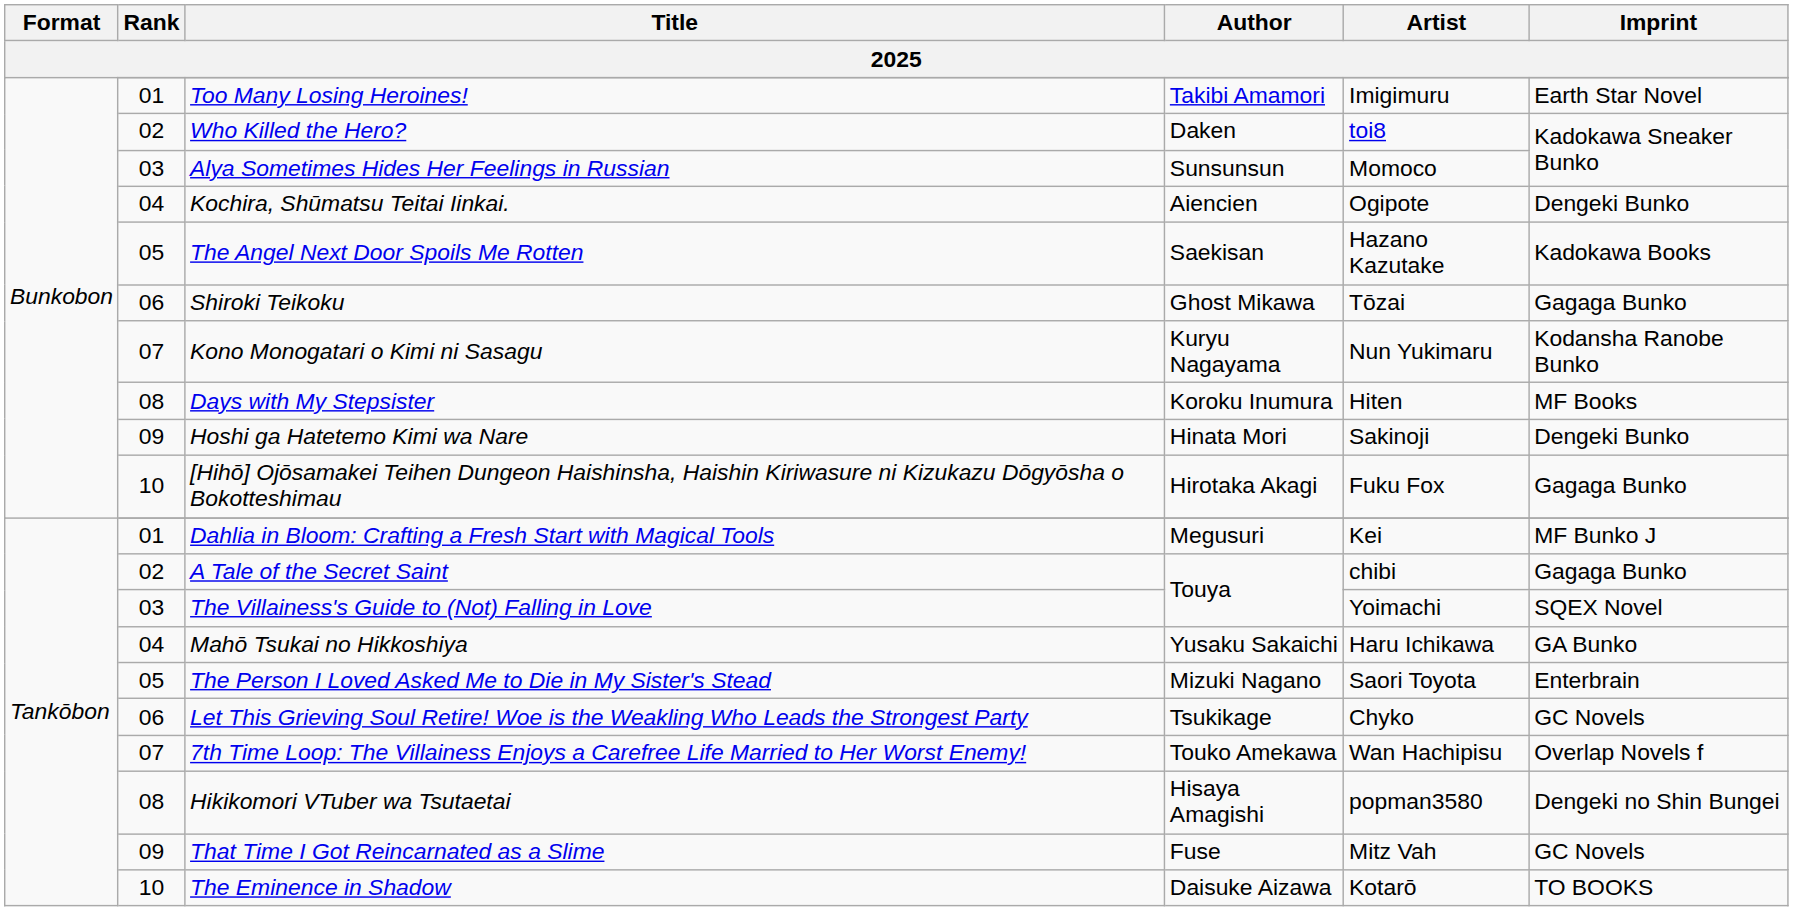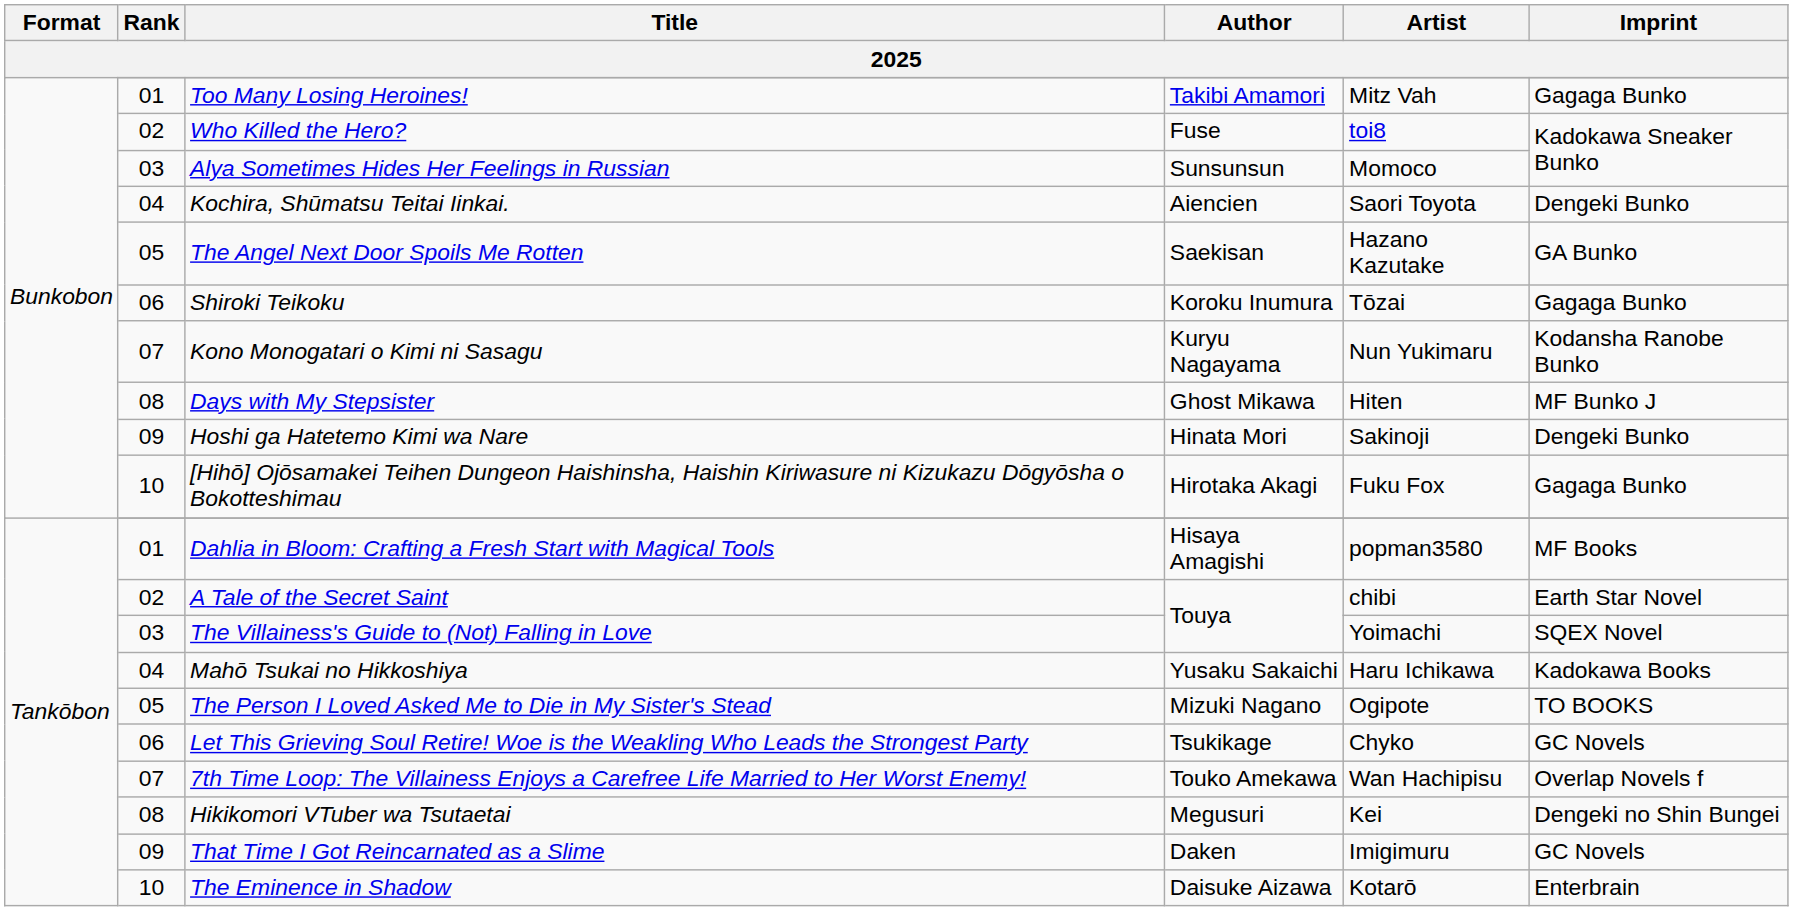(1399, 95) Imigimuru -> (1393, 95) Mitz Vah
(1618, 95) Earth Star Novel -> (1610, 95) Gagaga Bunko
(1203, 131) Daken -> (1195, 131) Fuse
(1389, 204) Ogipote -> (1412, 204) Saori Toyota
(1623, 253) Kadokawa Books -> (1586, 253) GA Bunko
(1242, 302) Ghost Mikawa -> (1251, 302) Koroku Inumura
(1251, 400) Koroku Inumura -> (1242, 400) Ghost Mikawa
(1586, 400) MF Books -> (1595, 400) MF Bunko J
(1217, 535) Megusuri -> (1217, 548) Hisaya Amagishi
(1366, 535) Kei -> (1416, 548) popman3580
(1595, 535) MF Bunko J -> (1586, 548) MF Books
(1610, 571) Gagaga Bunko -> (1618, 597) Earth Star Novel
(1586, 644) GA Bunko -> (1623, 669) Kadokawa Books
(1412, 680) Saori Toyota -> (1389, 706) Ogipote
(1587, 680) Enterbrain -> (1594, 706) TO BOOKS
(1217, 802) Hisaya Amagishi -> (1217, 815) Megusuri
(1416, 802) popman3580 -> (1366, 815) Kei
(1195, 851) Fuse -> (1203, 851) Daken
(1393, 851) Mitz Vah -> (1399, 851) Imigimuru
(1594, 887) TO BOOKS -> (1587, 887) Enterbrain
